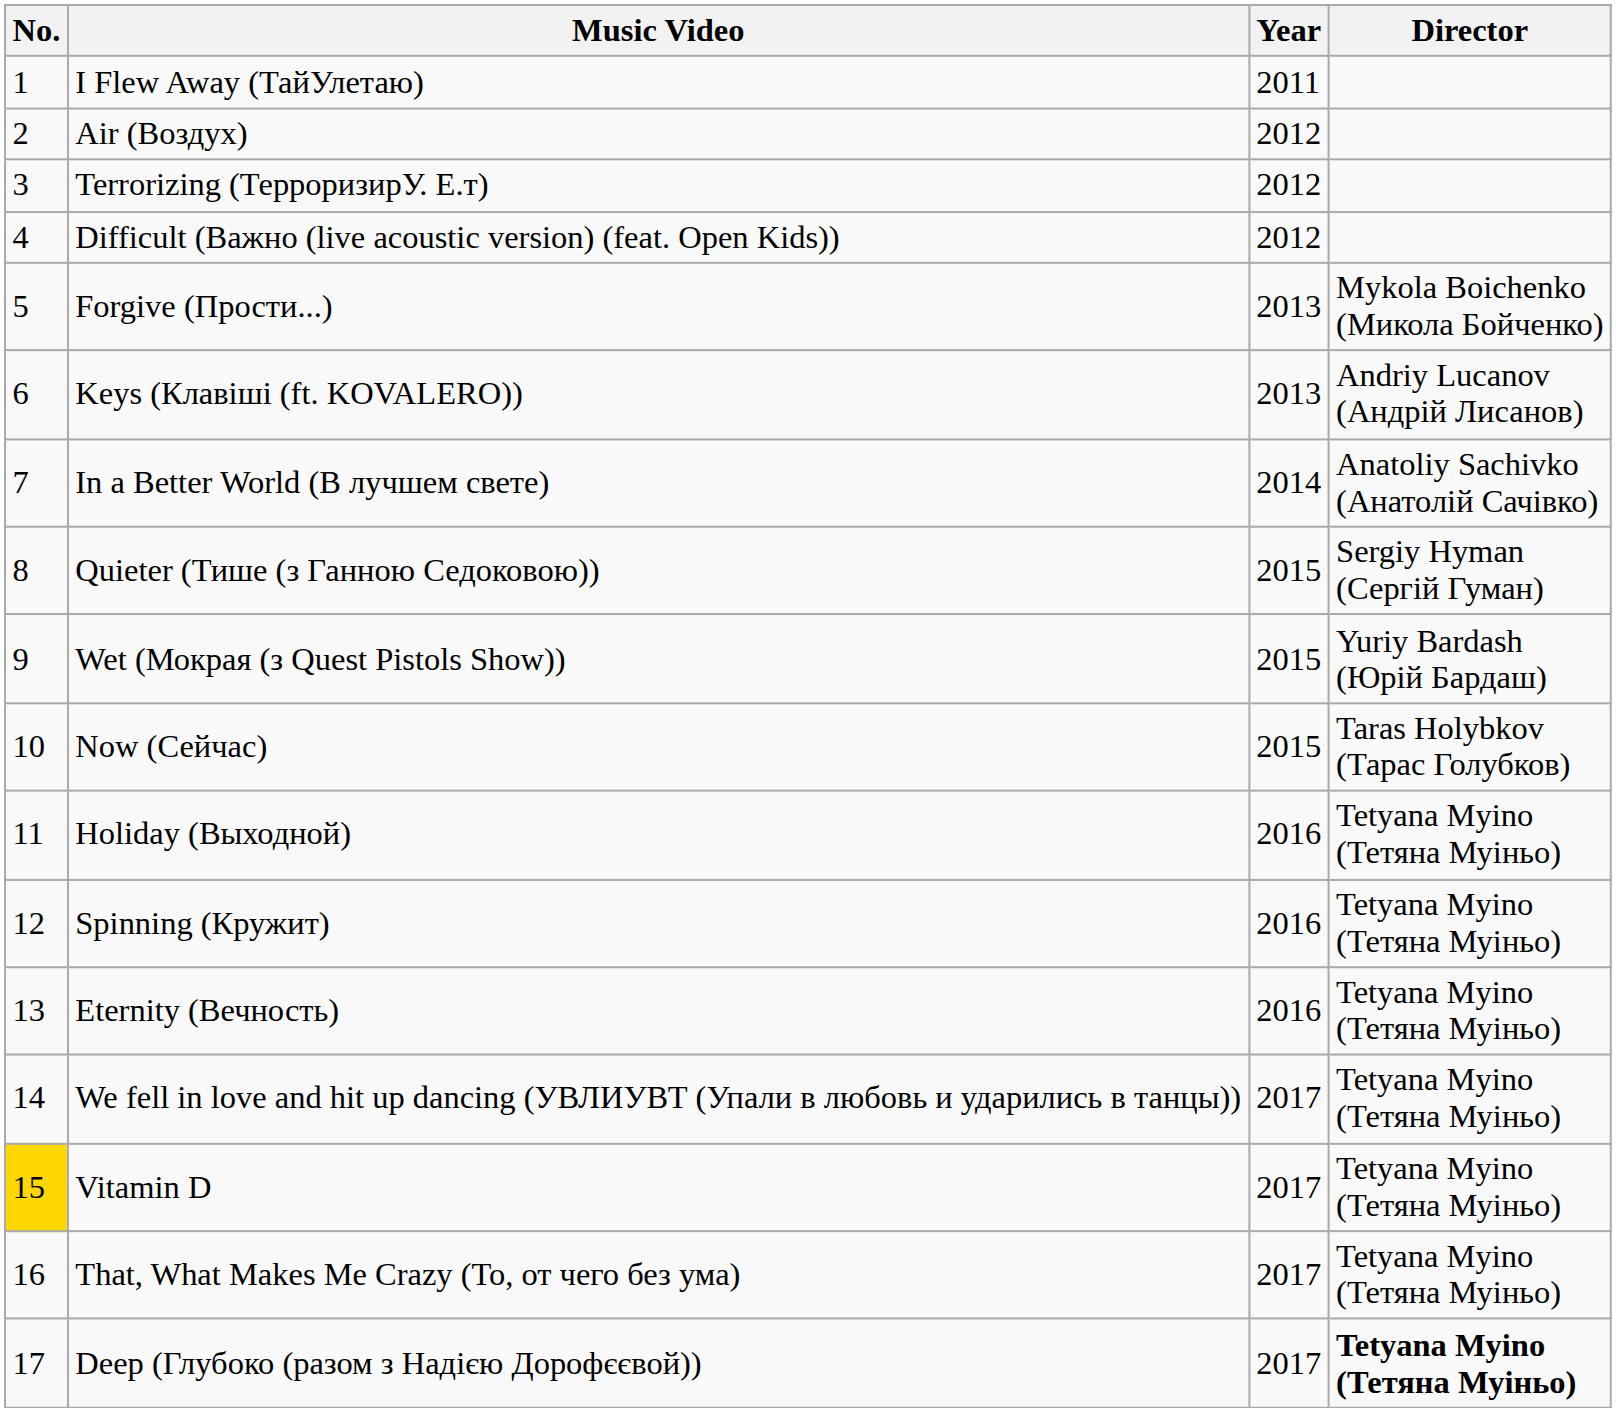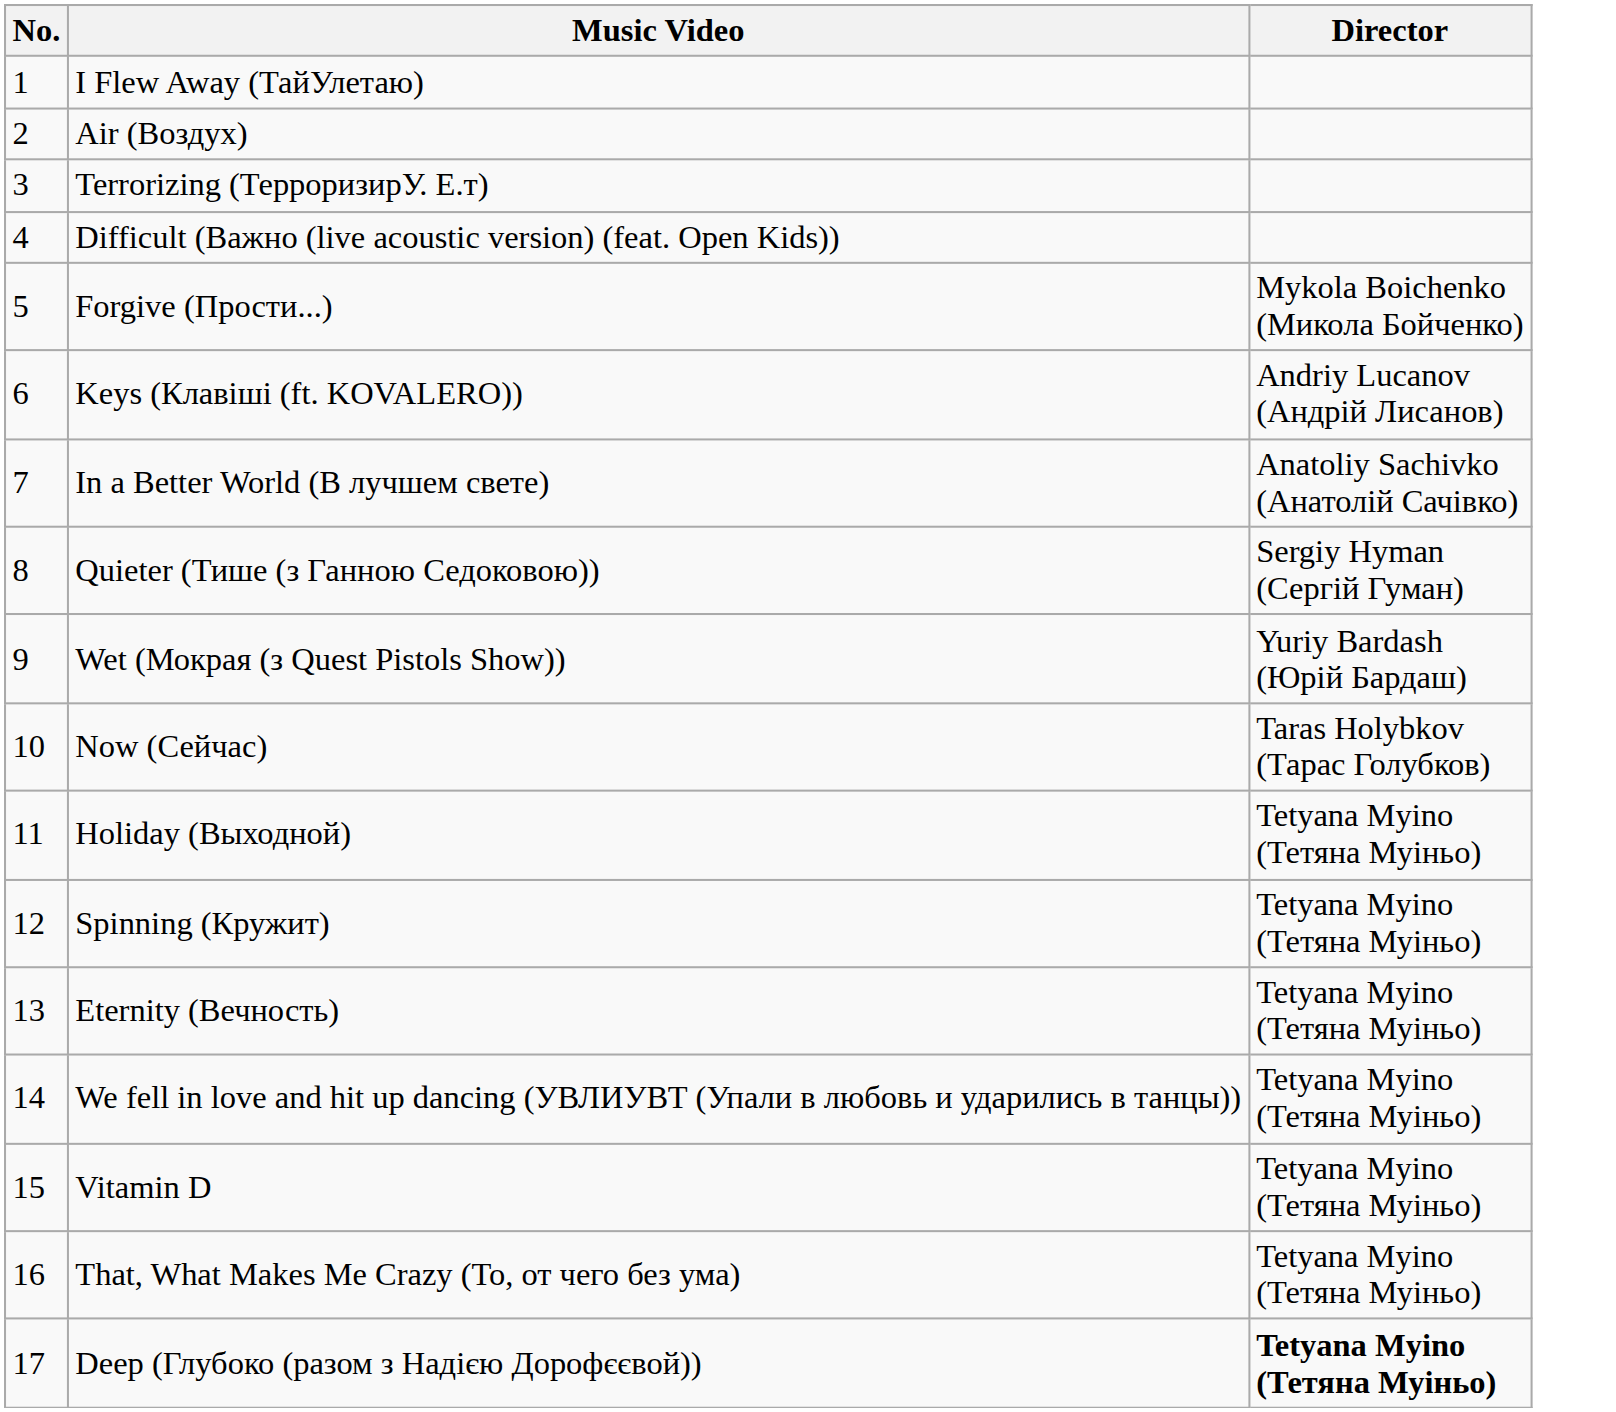- column: (1289, 30)
(29, 1186) gold background -> (29, 1186) no background
